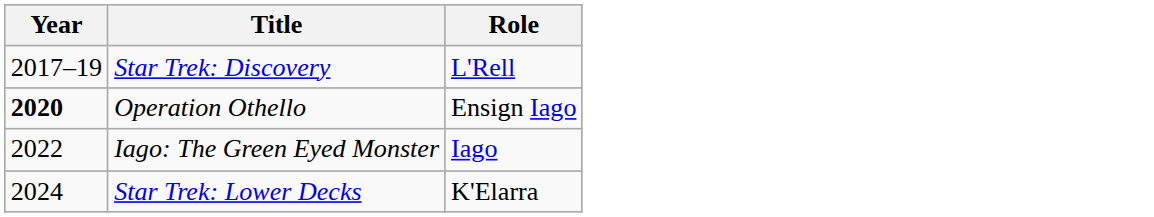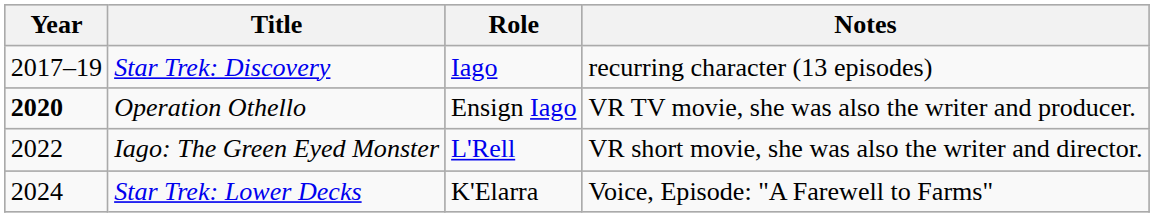+ column: (865, 25)
(483, 66) L'Rell -> (474, 66) Iago
(474, 149) Iago -> (483, 149) L'Rell
